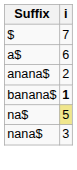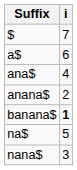+ row: (21, 74)
(66, 114) khaki background -> (66, 134) no background
